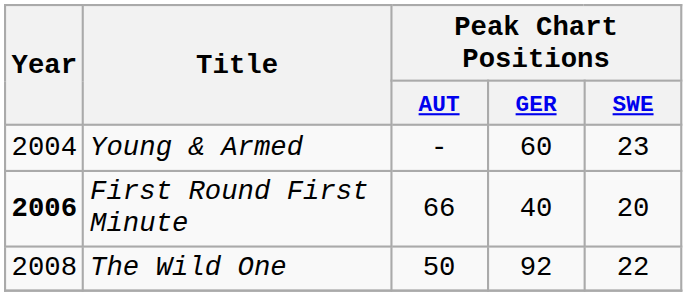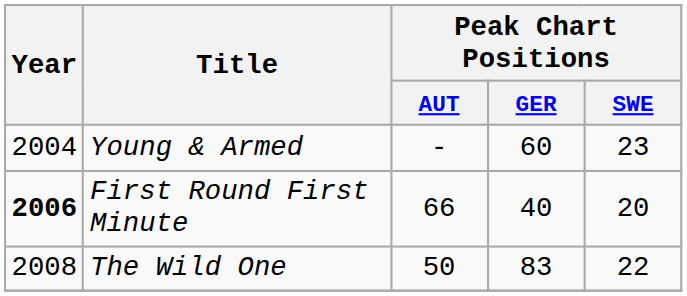(536, 268) 92 -> (536, 268) 83
